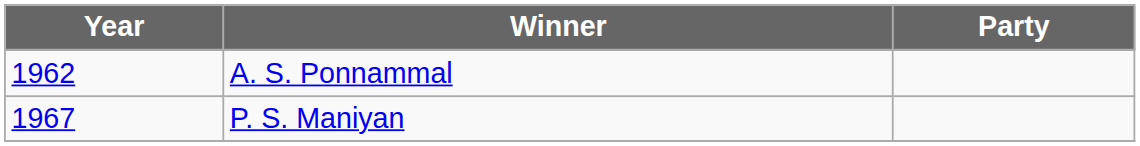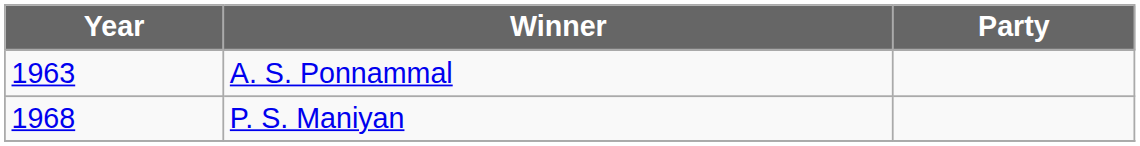(43, 72) 1962 -> (43, 72) 1963
(43, 118) 1967 -> (43, 118) 1968
